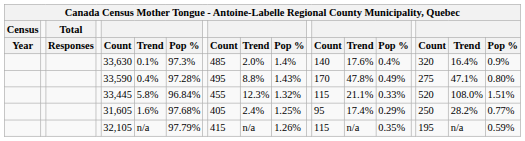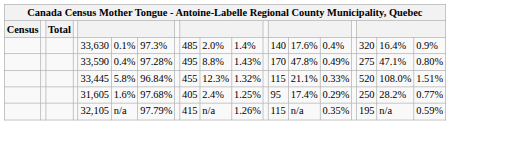- row: (23, 45)
